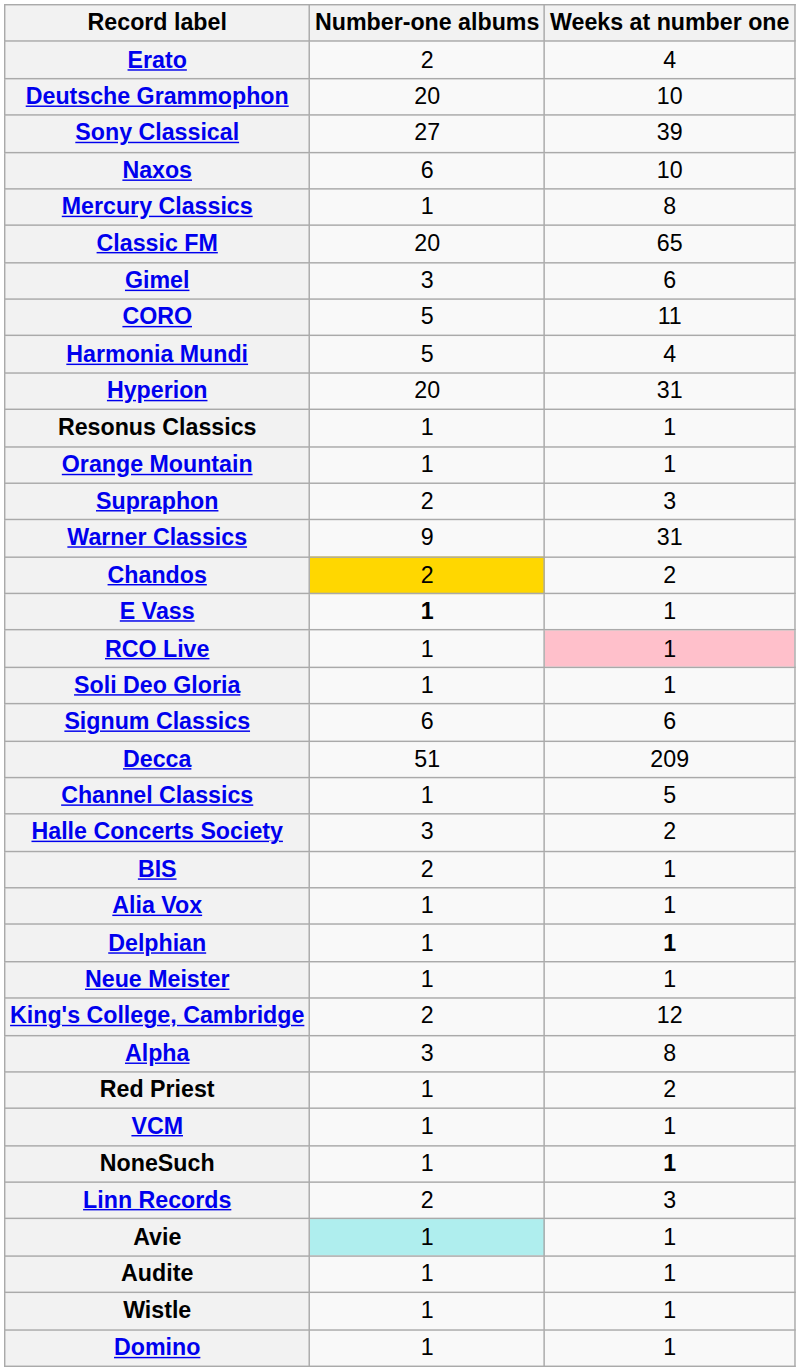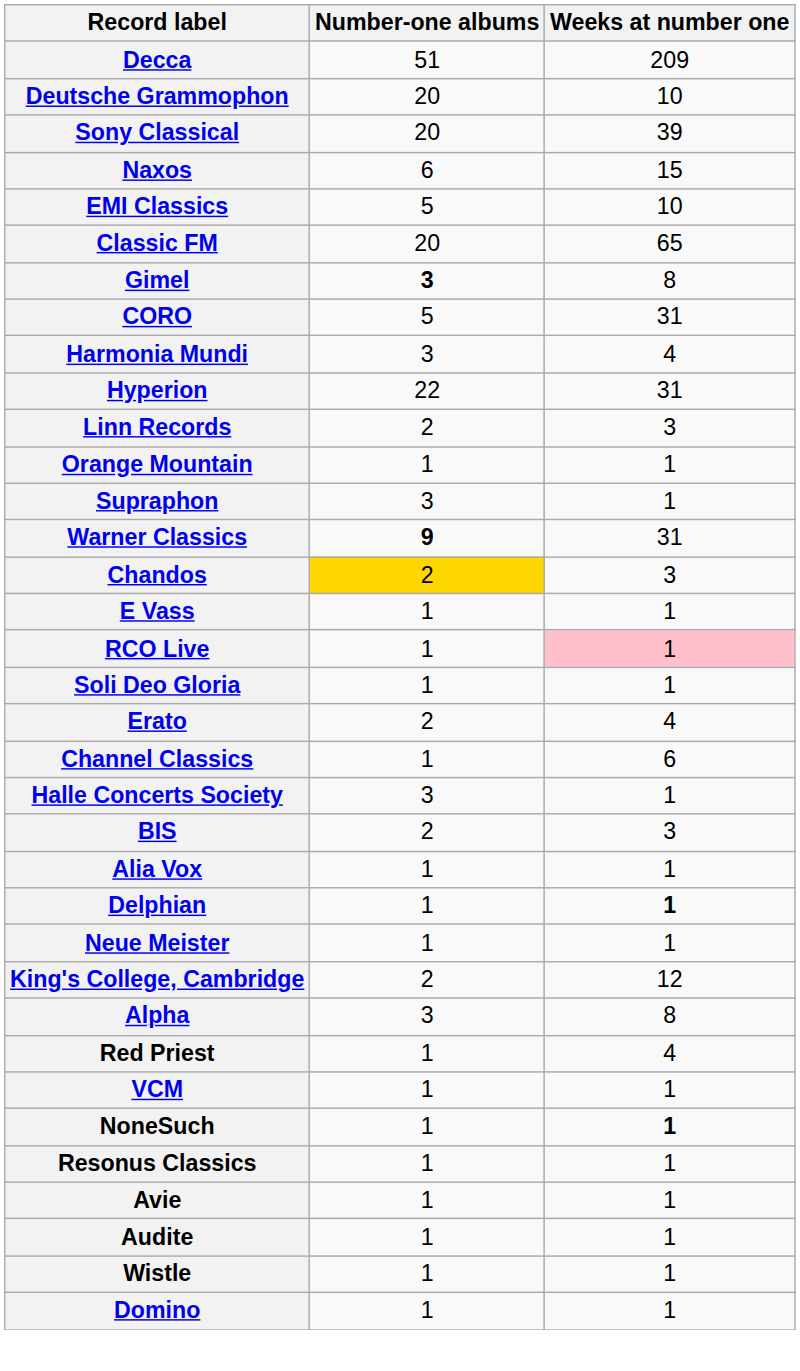rows swapped: (157, 758) <-> (157, 59)
(427, 133) 27 -> (427, 133) 20
(670, 170) 10 -> (670, 170) 15
+ row: (157, 206)
- row: (157, 206)
(427, 280) normal -> (427, 280) bold
(670, 280) 6 -> (670, 280) 8
(670, 317) 11 -> (670, 317) 31
(427, 354) 5 -> (427, 354) 3
(427, 390) 20 -> (427, 390) 22
rows swapped: (157, 1200) <-> (157, 427)
(427, 501) 2 -> (427, 501) 3
(670, 501) 3 -> (670, 501) 1
(427, 538) normal -> (427, 538) bold
(670, 574) 2 -> (670, 574) 3
(427, 611) bold -> (427, 611) normal
- row: (157, 721)
(670, 795) 5 -> (670, 758) 6
(670, 832) 2 -> (670, 795) 1
(670, 869) 1 -> (670, 832) 3
(670, 1089) 2 -> (670, 1053) 4
(427, 1237) paleturquoise background -> (427, 1200) no background
